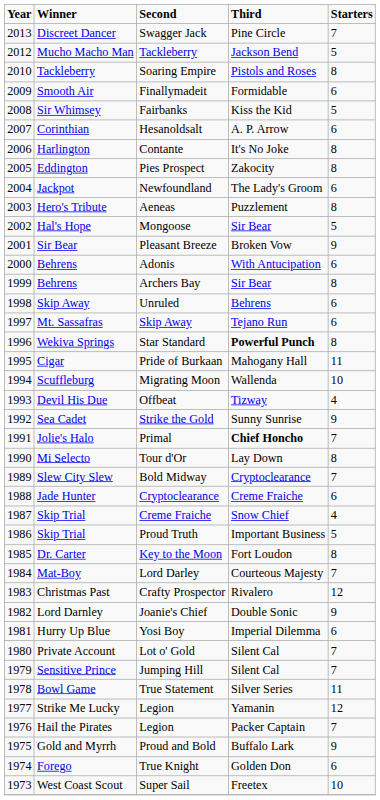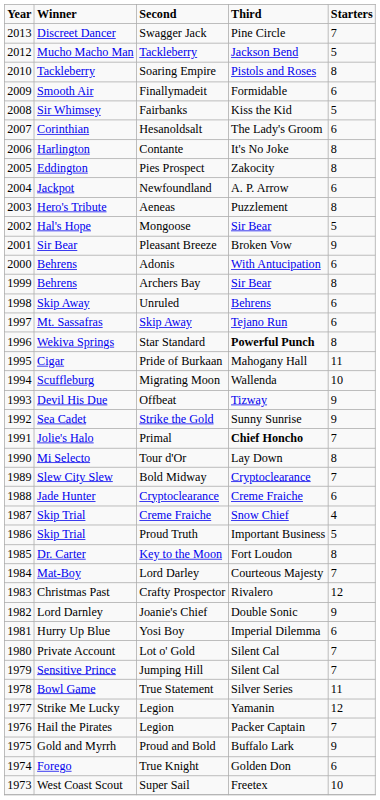(260, 129) A. P. Arrow -> (277, 129) The Lady's Groom
(277, 187) The Lady's Groom -> (260, 187) A. P. Arrow
(334, 399) 4 -> (334, 399) 9
